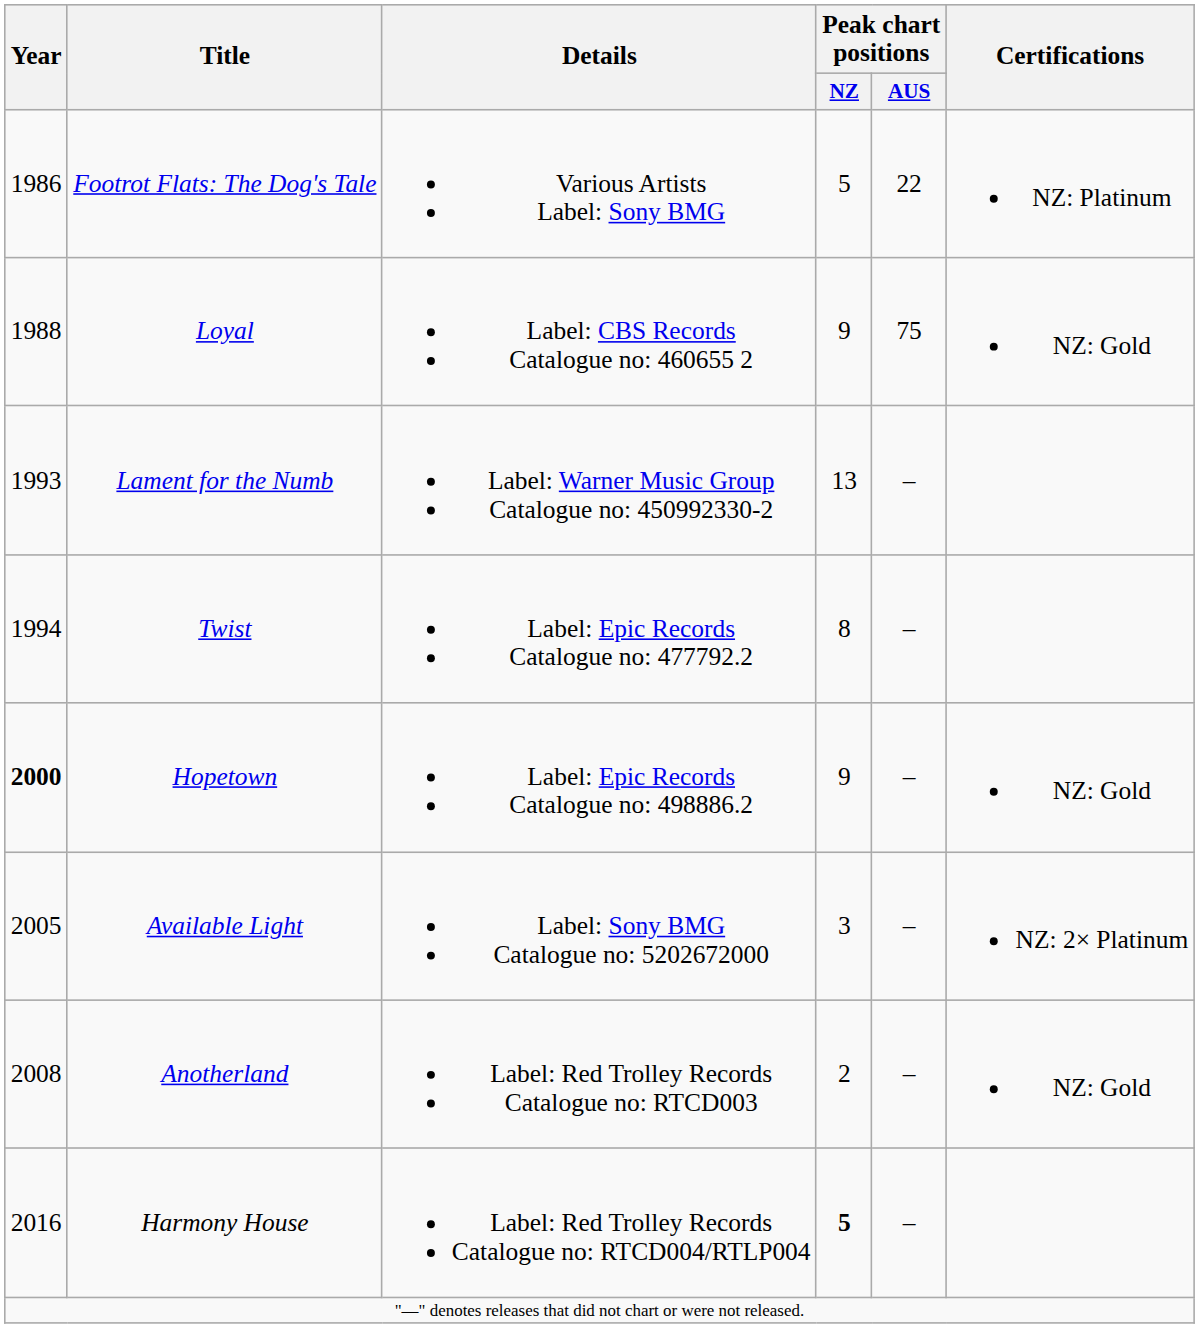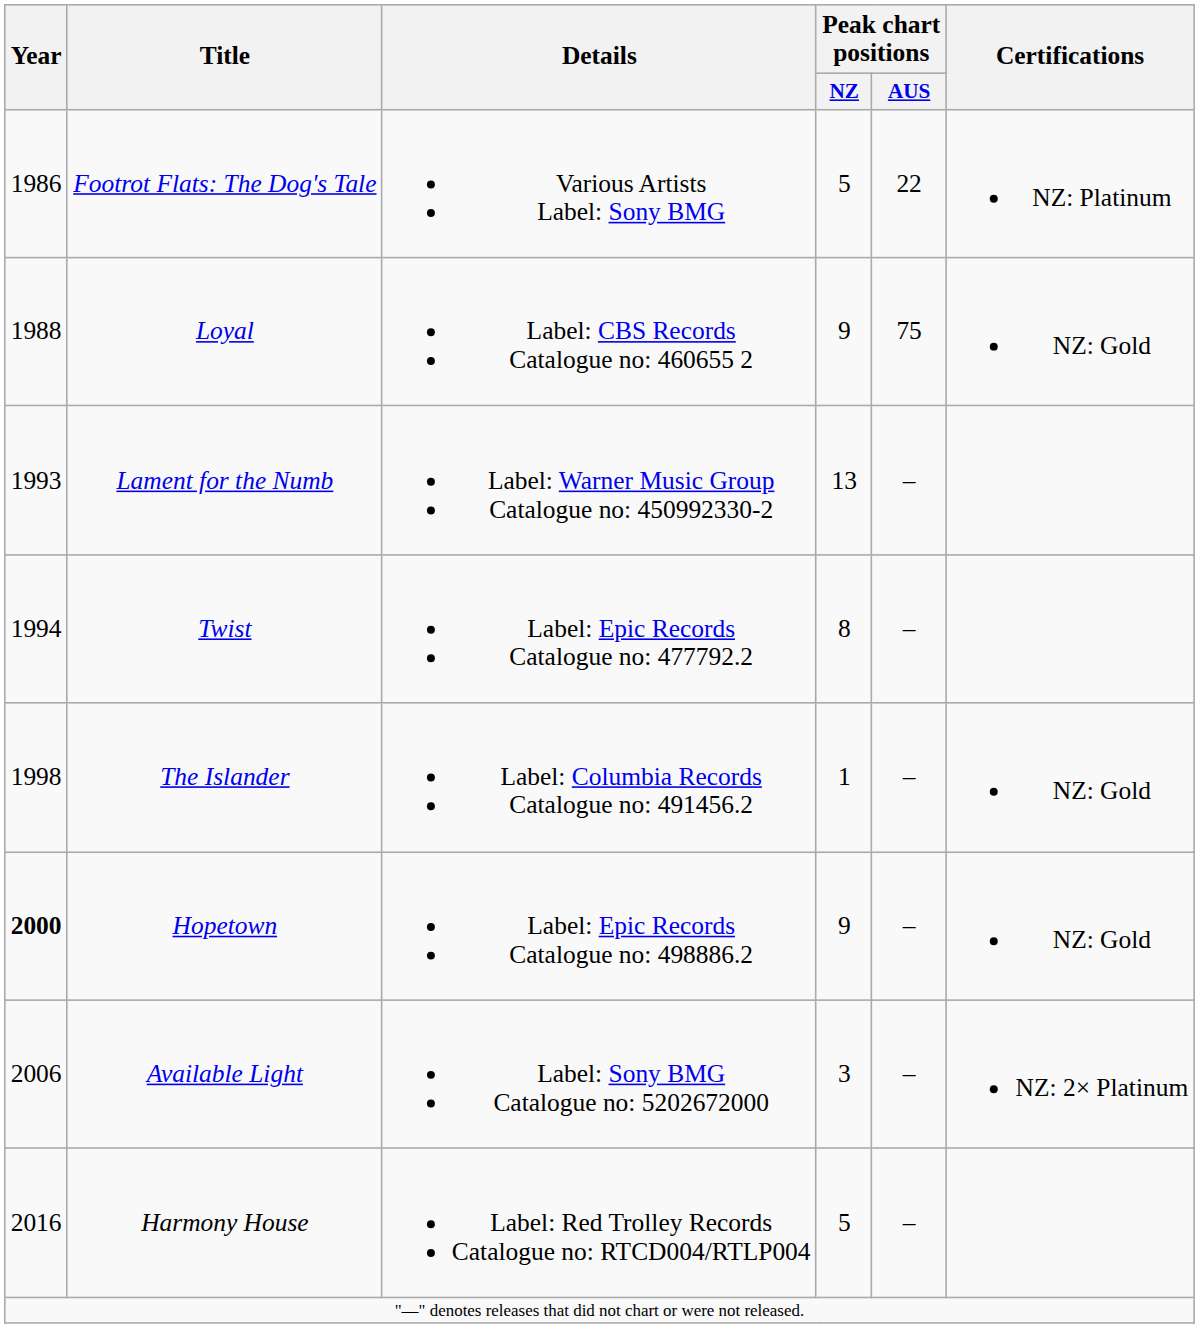+ row: (225, 777)
(36, 925) 2005 -> (36, 1073) 2006
- row: (225, 1073)
(844, 1222) bold -> (844, 1222) normal
